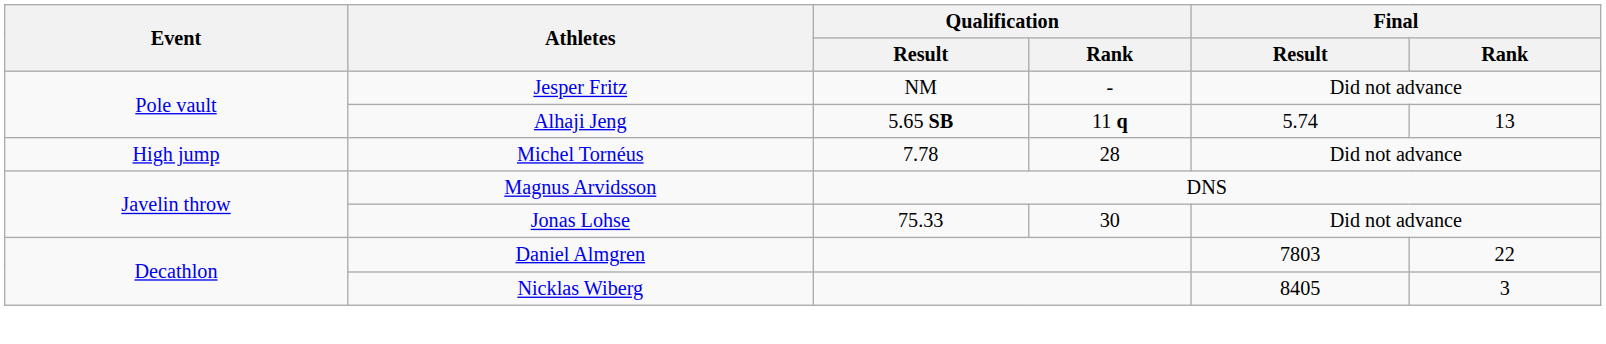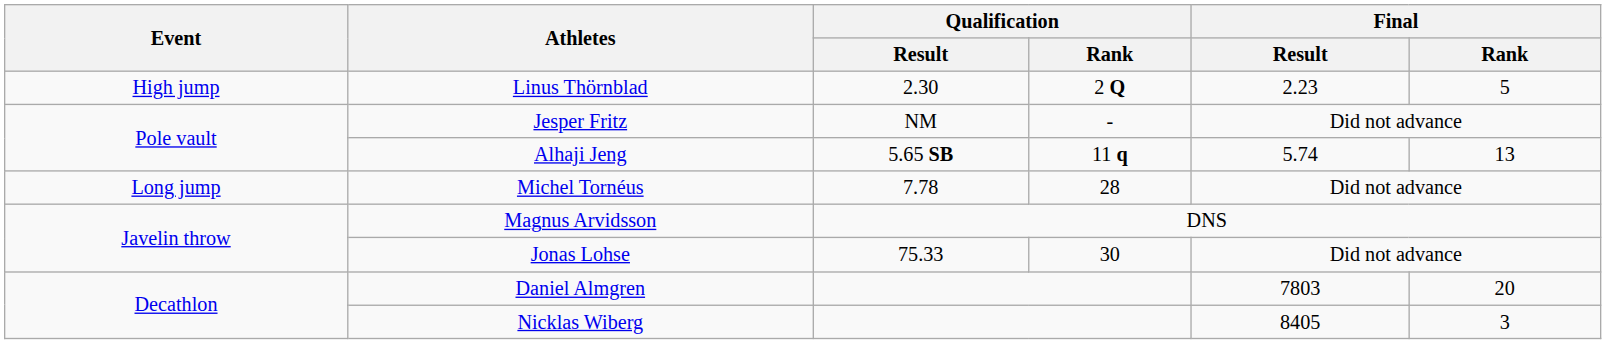+ row: (580, 88)
(176, 154) High jump -> (176, 188) Long jump
(1505, 254) 22 -> (1505, 288) 20
